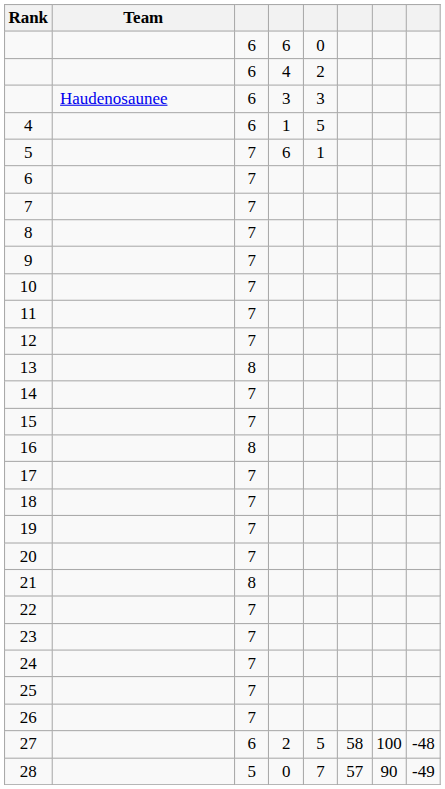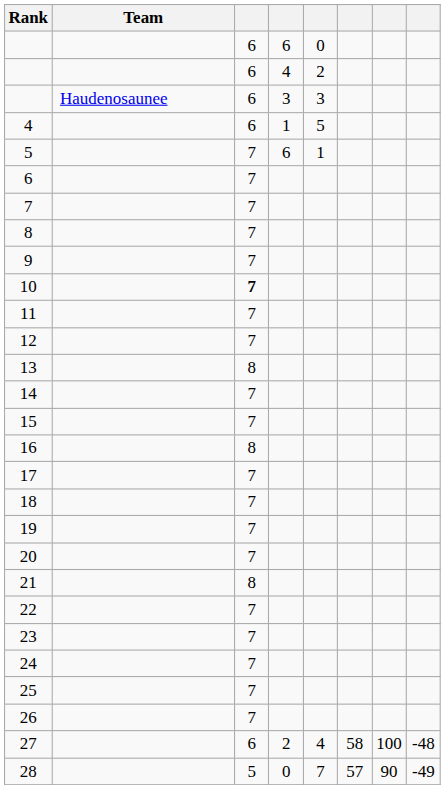(252, 286) normal -> (252, 286) bold
(320, 744) 5 -> (320, 744) 4
